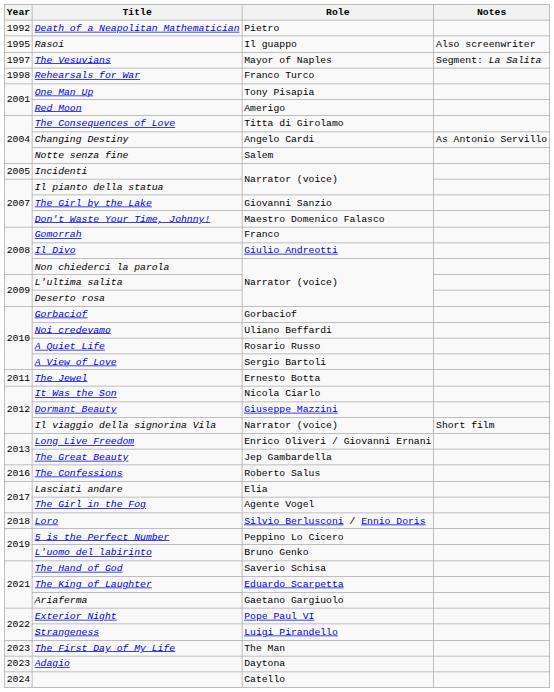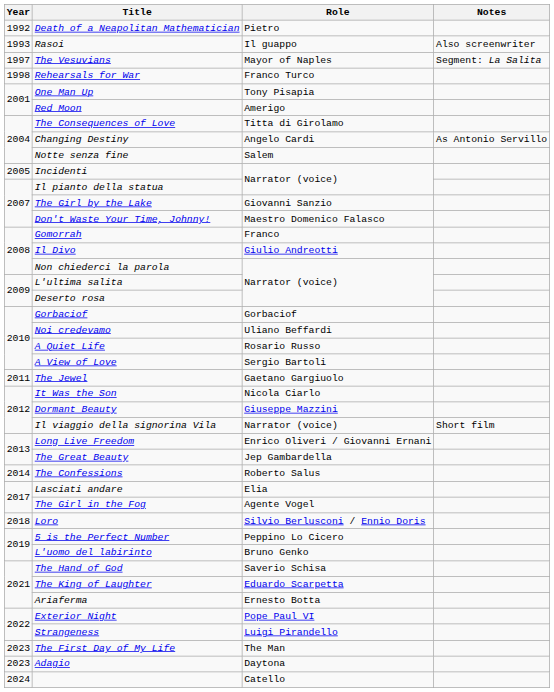(18, 44) 1995 -> (18, 44) 1993
(282, 378) Ernesto Botta -> (294, 378) Gaetano Gargiuolo
(18, 473) 2016 -> (18, 473) 2014
(294, 600) Gaetano Gargiuolo -> (282, 600) Ernesto Botta
